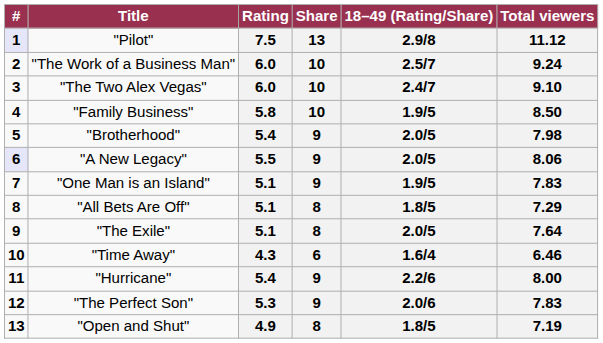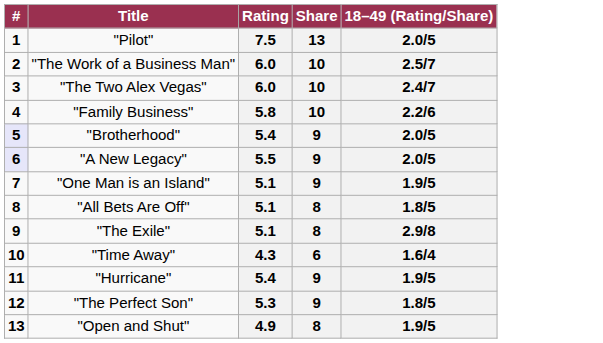- column: (547, 16)
(16, 40) lavender background -> (16, 40) no background
(419, 40) 2.9/8 -> (419, 40) 2.0/5
(419, 111) 1.9/5 -> (419, 111) 2.2/6
(16, 135) no background -> (16, 135) lavender background
(419, 231) 2.0/5 -> (419, 231) 2.9/8
(419, 278) 2.2/6 -> (419, 278) 1.9/5
(419, 302) 2.0/6 -> (419, 302) 1.8/5
(419, 326) 1.8/5 -> (419, 326) 1.9/5
